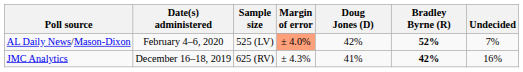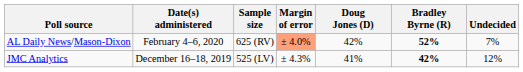(255, 42) 525 (LV) -> (255, 42) 625 (RV)
(255, 59) 625 (RV) -> (255, 59) 525 (LV)
(493, 59) 16% -> (493, 59) 12%
